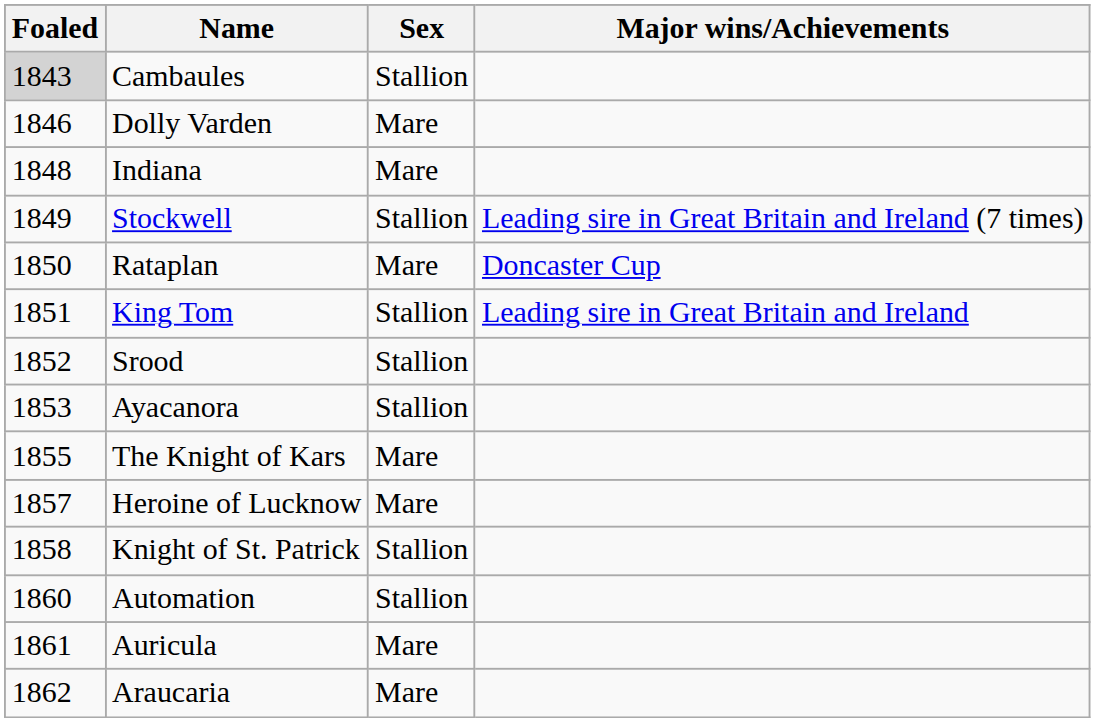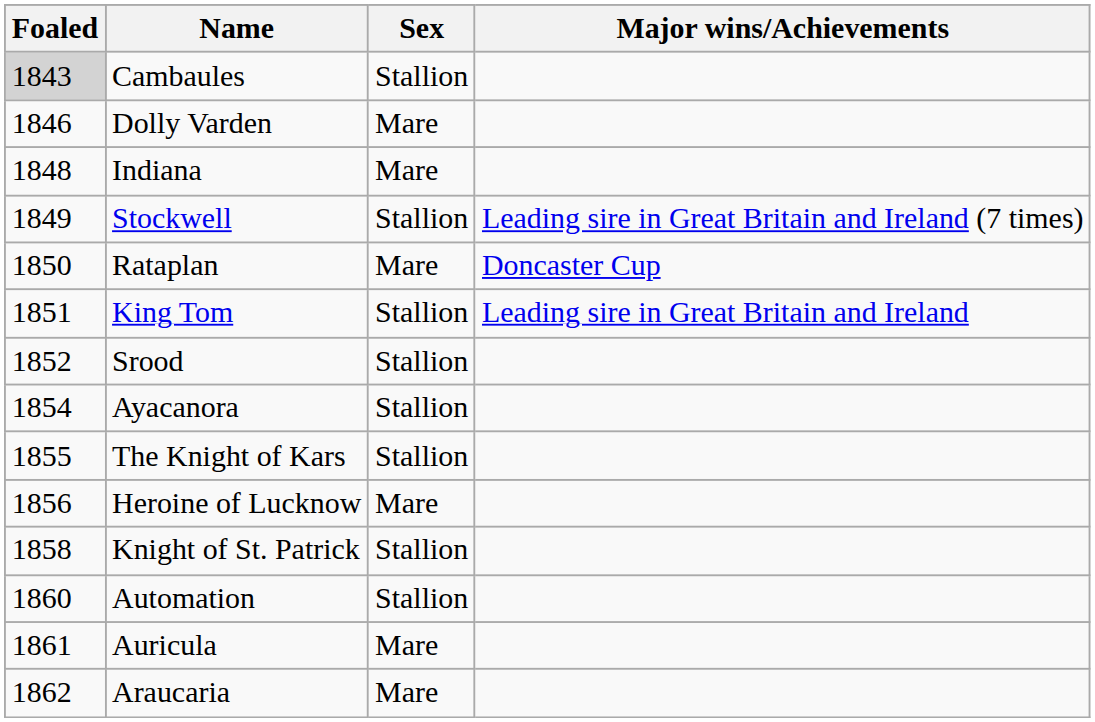(42, 407) 1853 -> (42, 407) 1854
(407, 455) Mare -> (422, 455) Stallion
(42, 502) 1857 -> (42, 502) 1856
